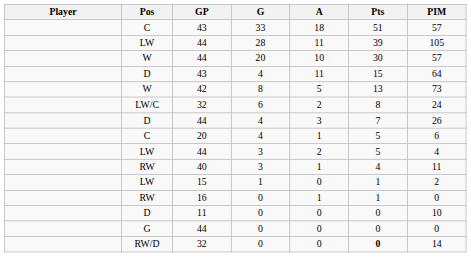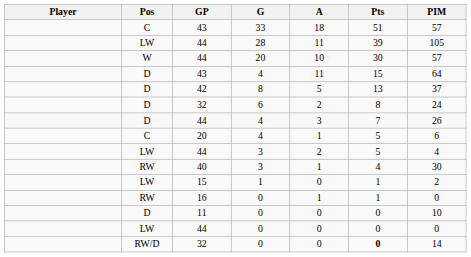(147, 89) W -> (147, 89) D
(437, 89) 73 -> (437, 89) 37
(147, 105) LW/C -> (147, 105) D
(437, 167) 11 -> (437, 167) 30
(147, 228) G -> (147, 228) LW
